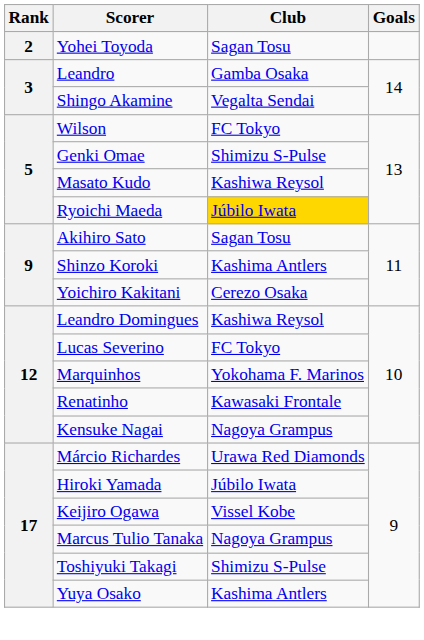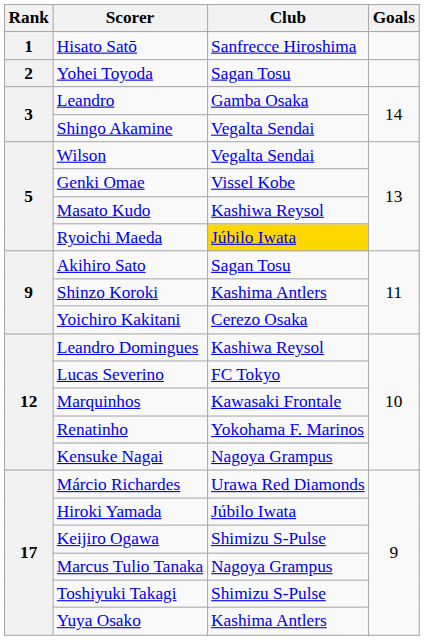+ row: (97, 45)
(246, 127) FC Tokyo -> (263, 155) Vegalta Sendai
(268, 155) Shimizu S-Pulse -> (253, 182) Vissel Kobe
(288, 374) Yokohama F. Marinos -> (276, 401) Kawasaki Frontale
(276, 401) Kawasaki Frontale -> (288, 429) Yokohama F. Marinos
(253, 511) Vissel Kobe -> (268, 538) Shimizu S-Pulse
